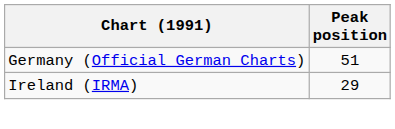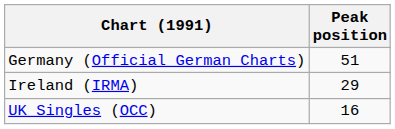+ row: (83, 111)
